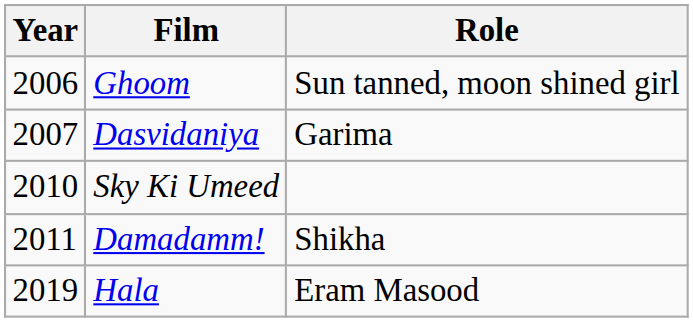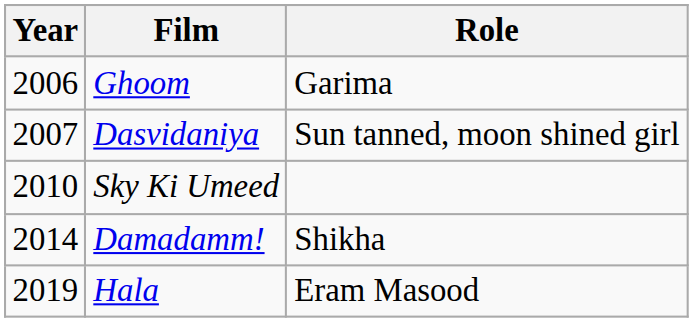(487, 82) Sun tanned, moon shined girl -> (343, 82) Garima
(343, 134) Garima -> (487, 134) Sun tanned, moon shined girl
(45, 238) 2011 -> (45, 238) 2014
